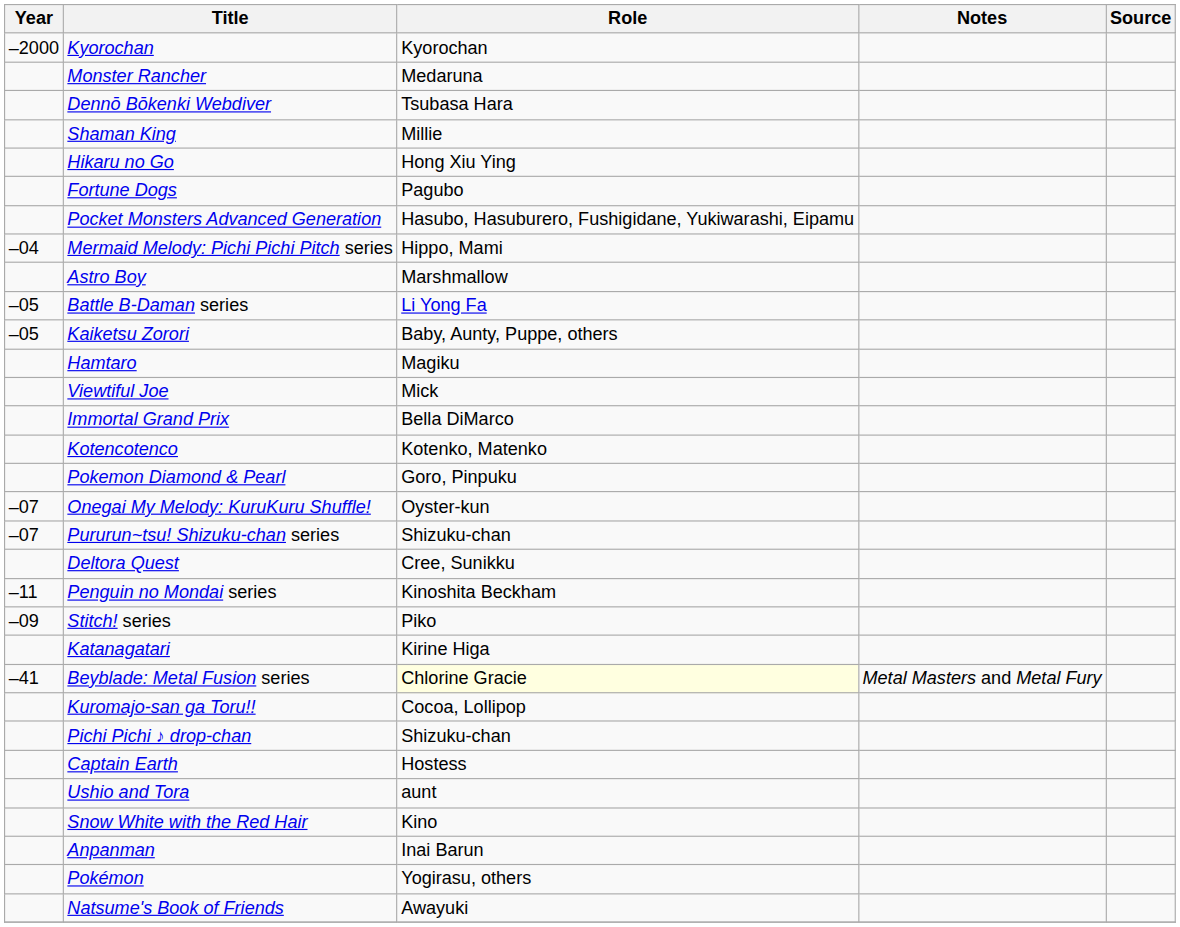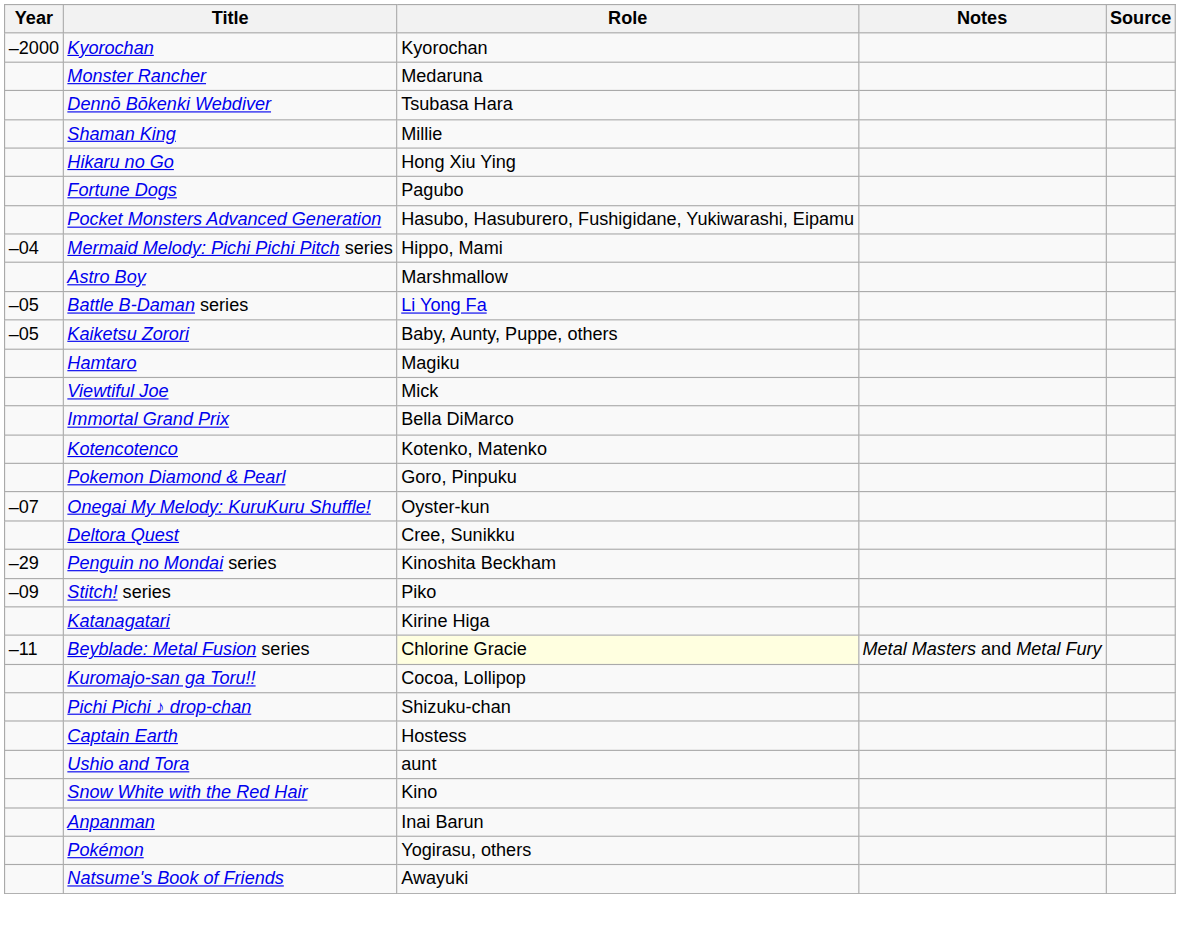- row: (203, 534)
(23, 592) –11 -> (24, 563) –29
(24, 678) –41 -> (23, 649) –11
